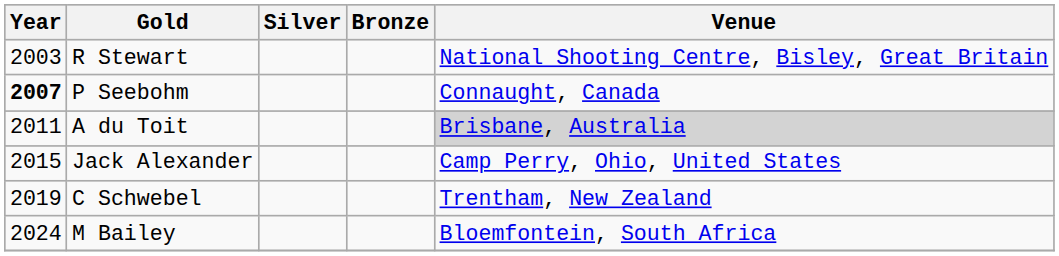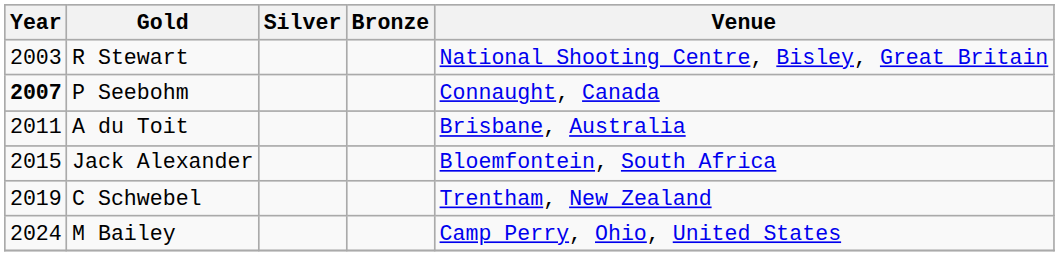(563, 128) lightgrey background -> (563, 128) no background
(640, 163) Camp Perry, Ohio, United States -> (608, 163) Bloemfontein, South Africa
(608, 233) Bloemfontein, South Africa -> (640, 233) Camp Perry, Ohio, United States
